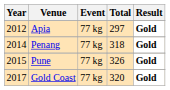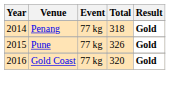- row: (41, 29)
(16, 77) 2017 -> (16, 61) 2016
